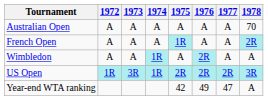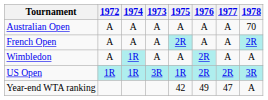columns swapped: (133, 12) <-> (157, 12)
(180, 42) 1R -> (180, 42) 2R
(180, 73) 2R -> (180, 73) 1R
